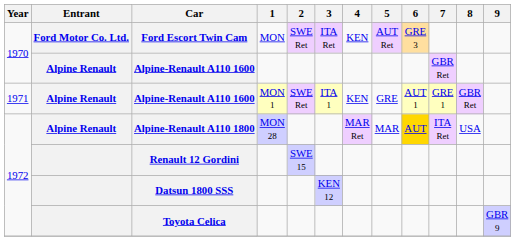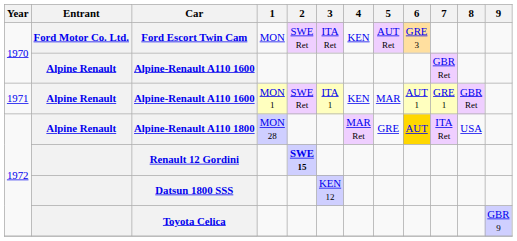(387, 99) GRE -> (388, 99) MAR
(387, 129) MAR -> (388, 129) GRE
(301, 160) normal -> (302, 160) bold
